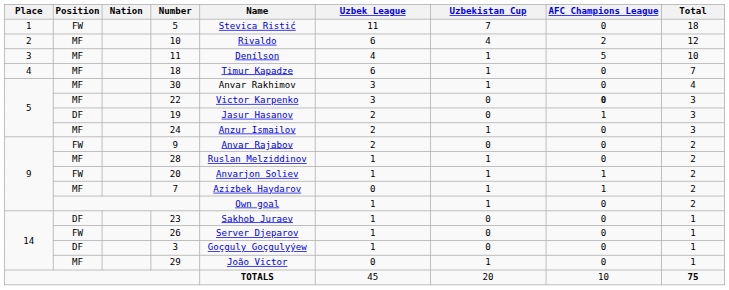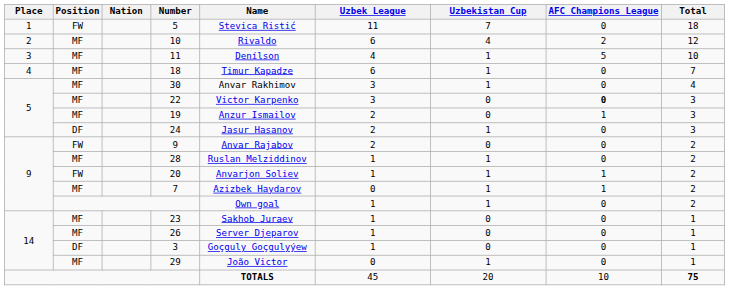(78, 115) DF -> (78, 115) MF
(257, 115) Jasur Hasanov -> (257, 115) Anzur Ismailov
(78, 130) MF -> (78, 130) DF
(257, 130) Anzur Ismailov -> (257, 130) Jasur Hasanov
(78, 219) DF -> (78, 219) MF
(78, 233) FW -> (78, 233) MF
